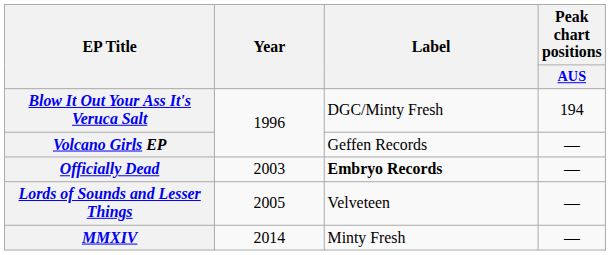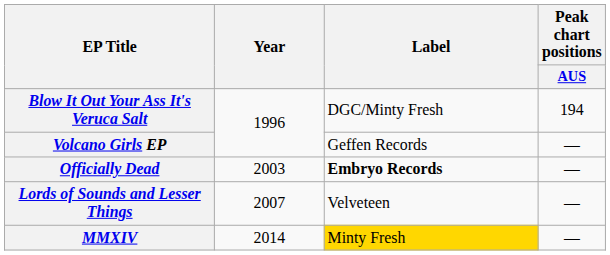(269, 203) 2005 -> (269, 203) 2007
(367, 237) no background -> (367, 237) gold background
